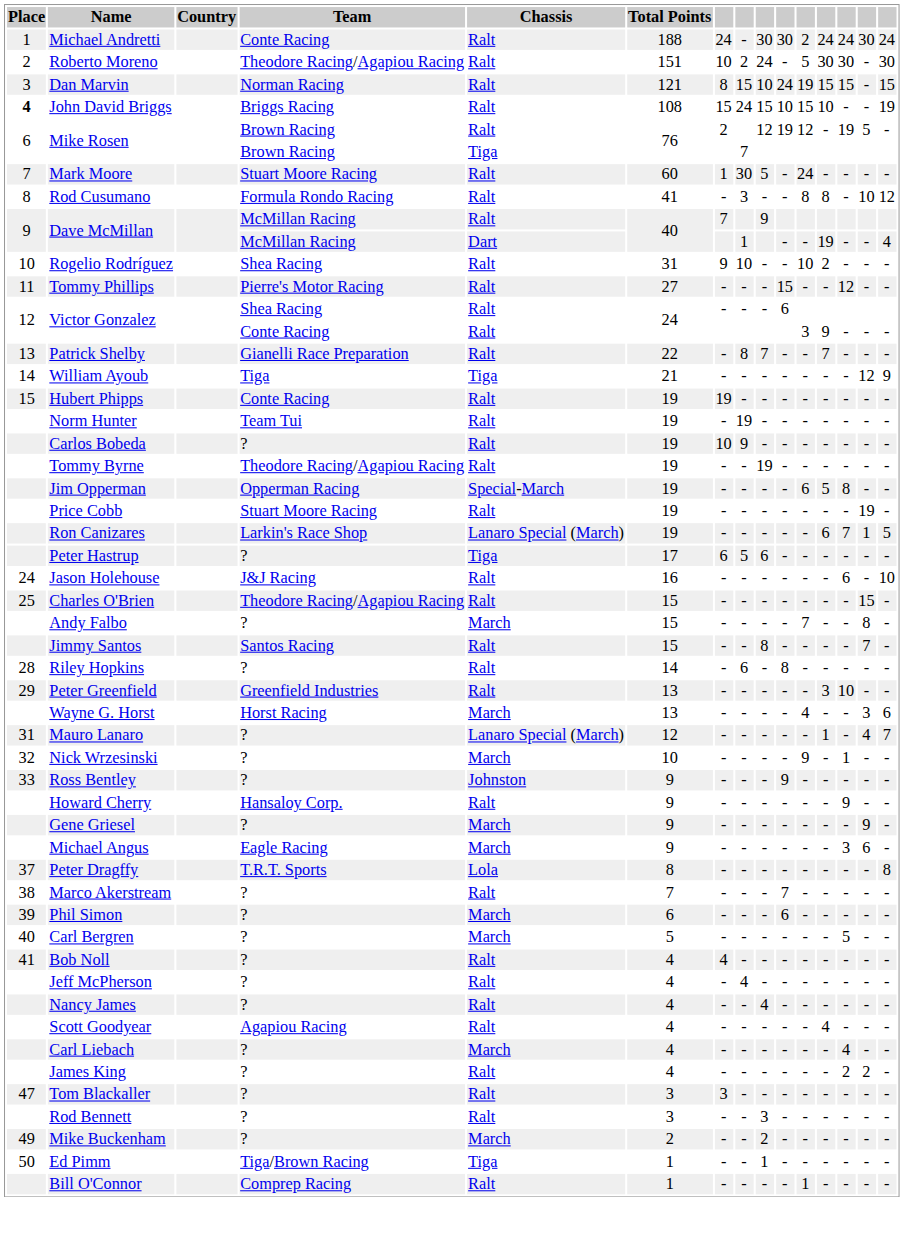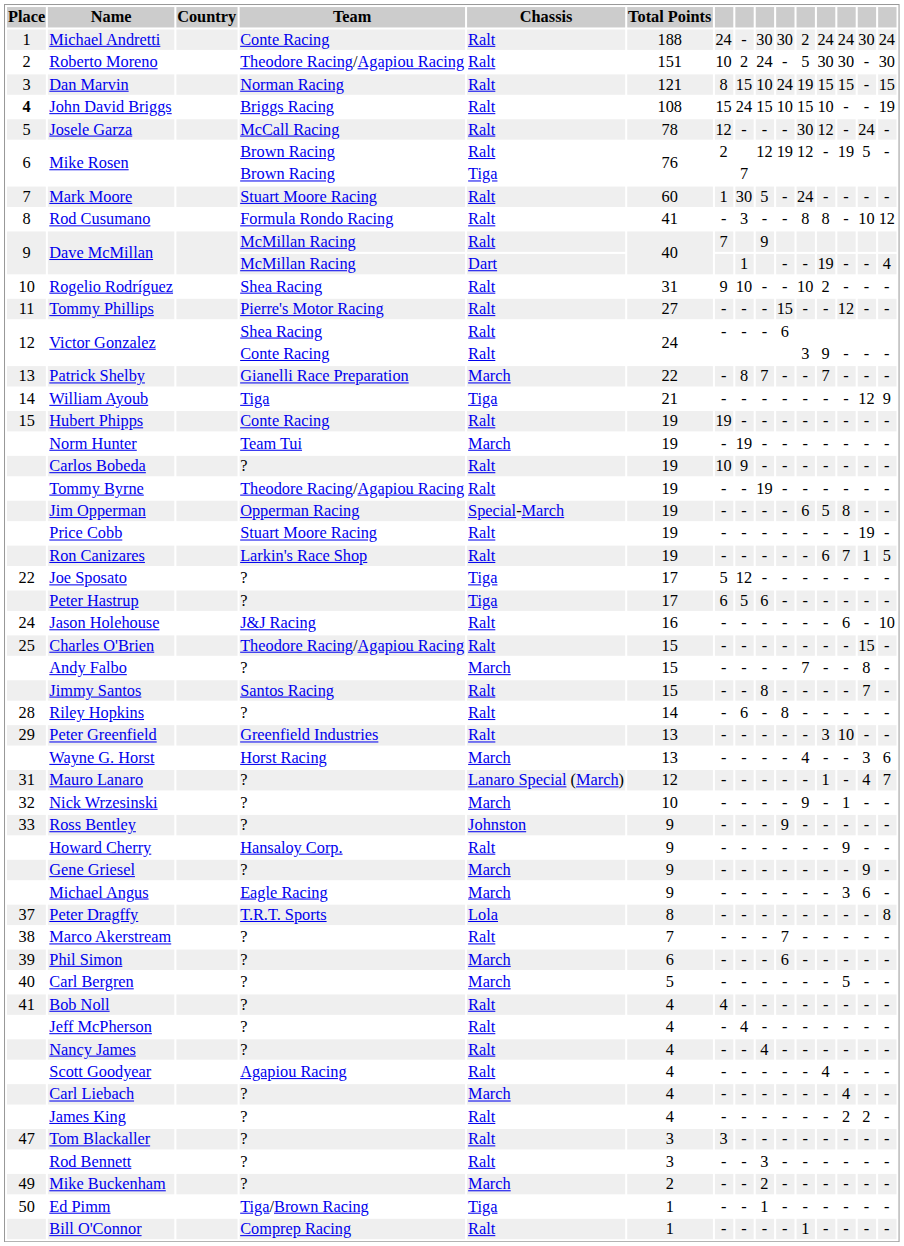+ row: (91, 129)
(482, 353) Ralt -> (489, 376) March
(482, 421) Ralt -> (489, 443) March
(546, 533) Lanaro Special (March) -> (482, 555) Ralt
+ row: (88, 578)
